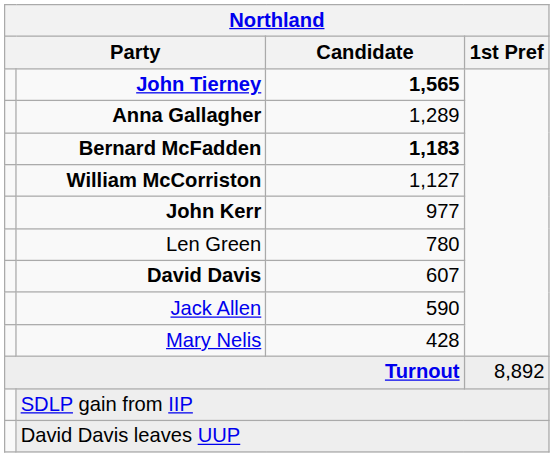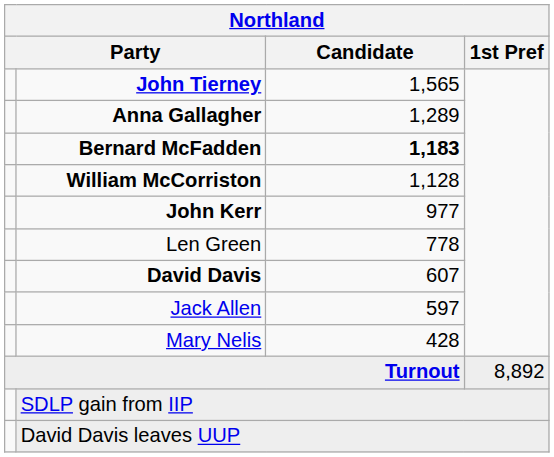(434, 84) bold -> (434, 84) normal
(434, 180) 1,127 -> (434, 180) 1,128
(443, 244) 780 -> (443, 244) 778
(443, 308) 590 -> (443, 308) 597
